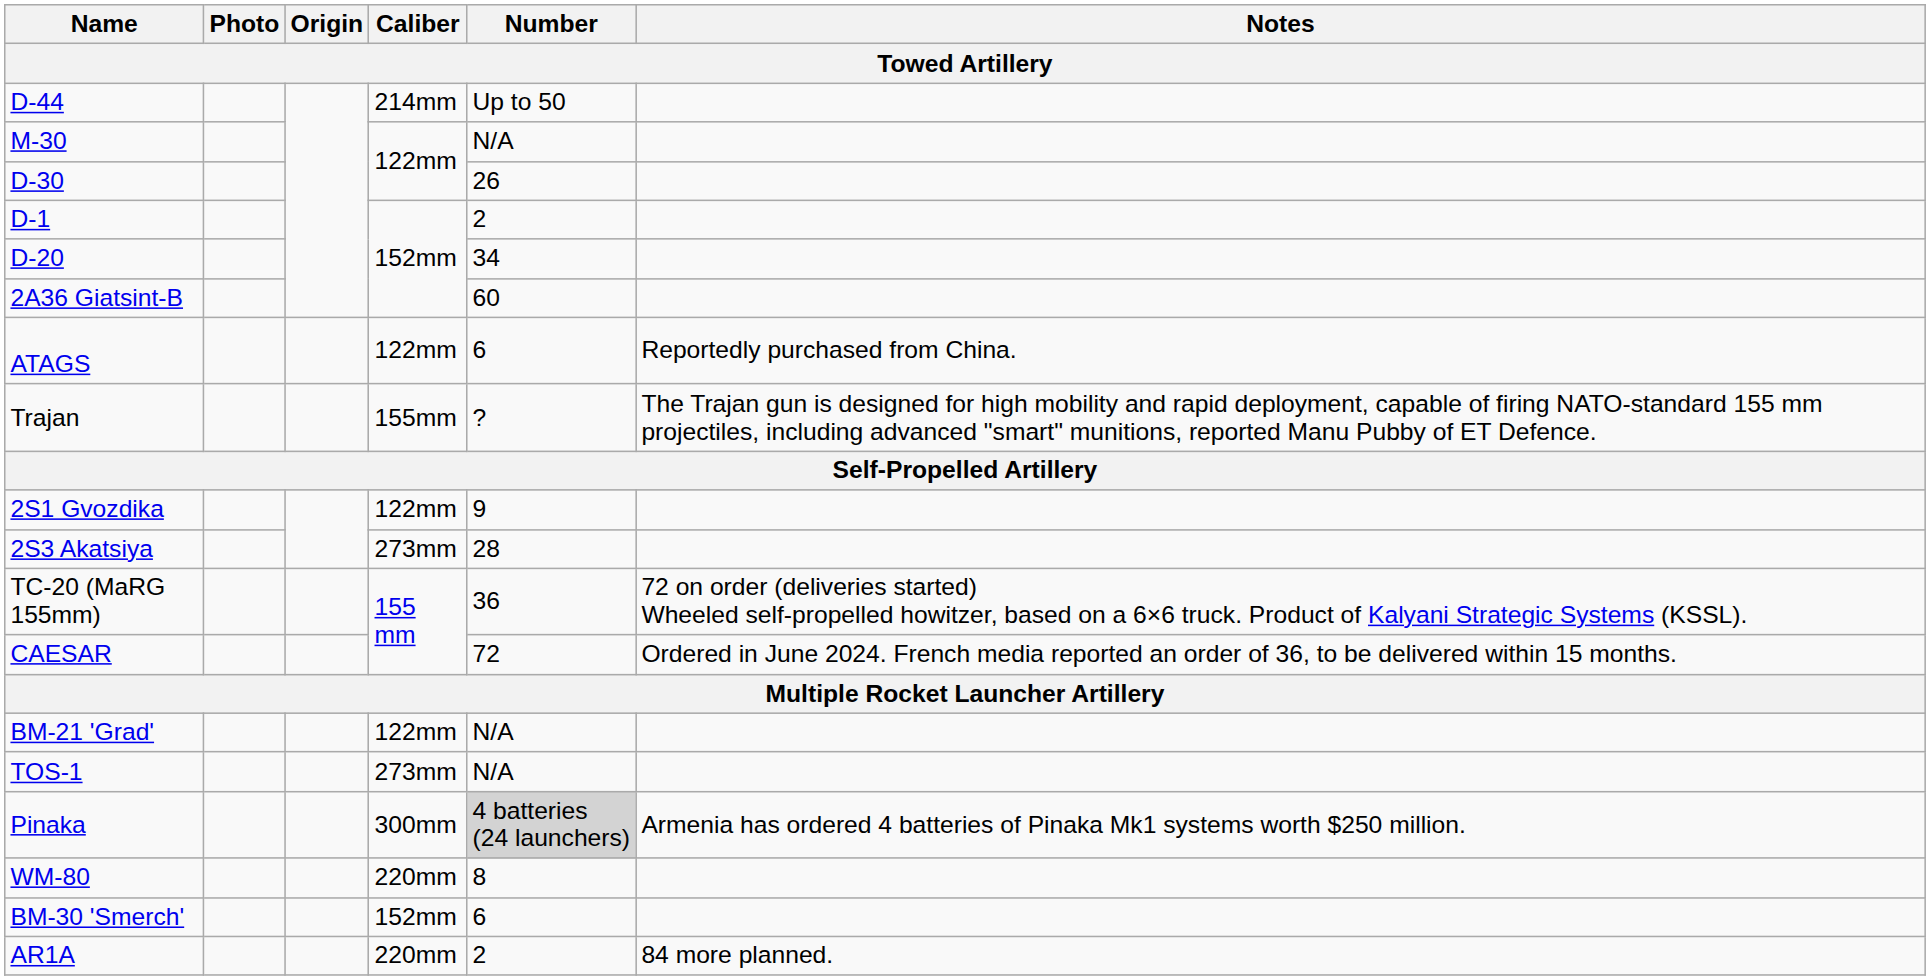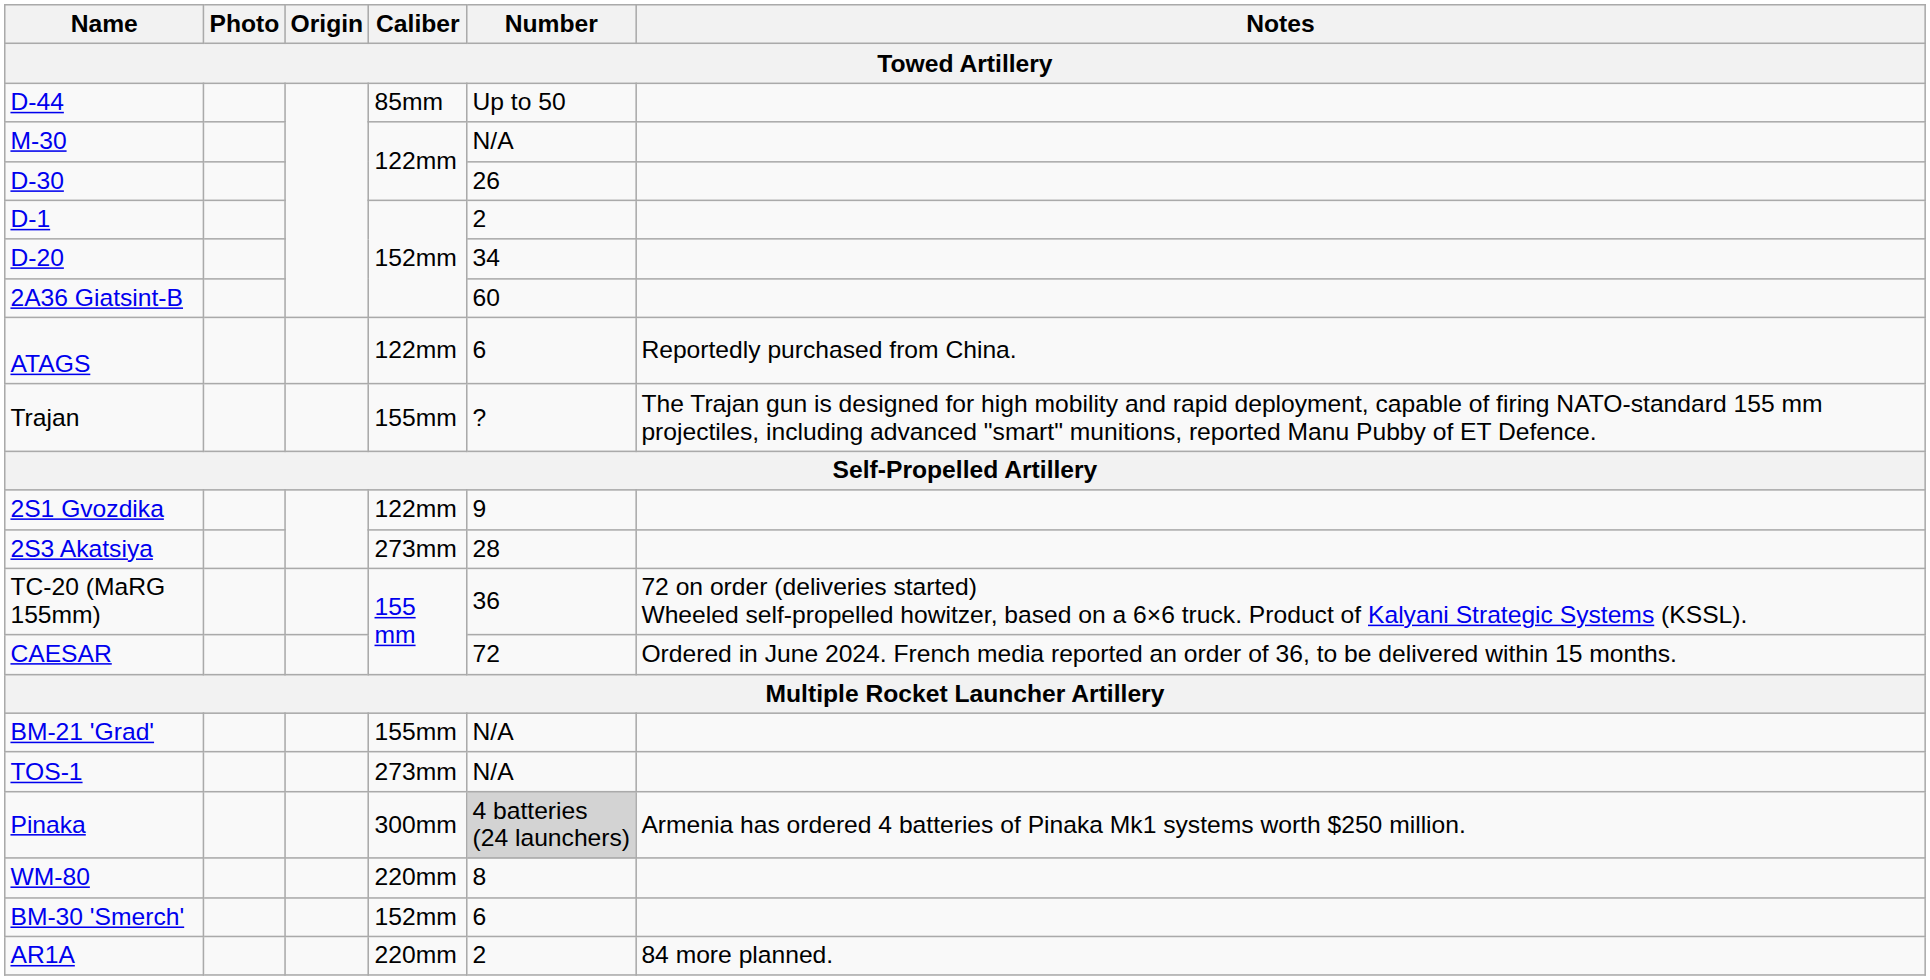(416, 102) 214mm -> (409, 102) 85mm
(416, 732) 122mm -> (416, 732) 155mm
